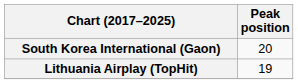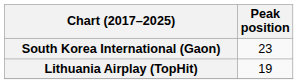(265, 48) 20 -> (265, 48) 23
